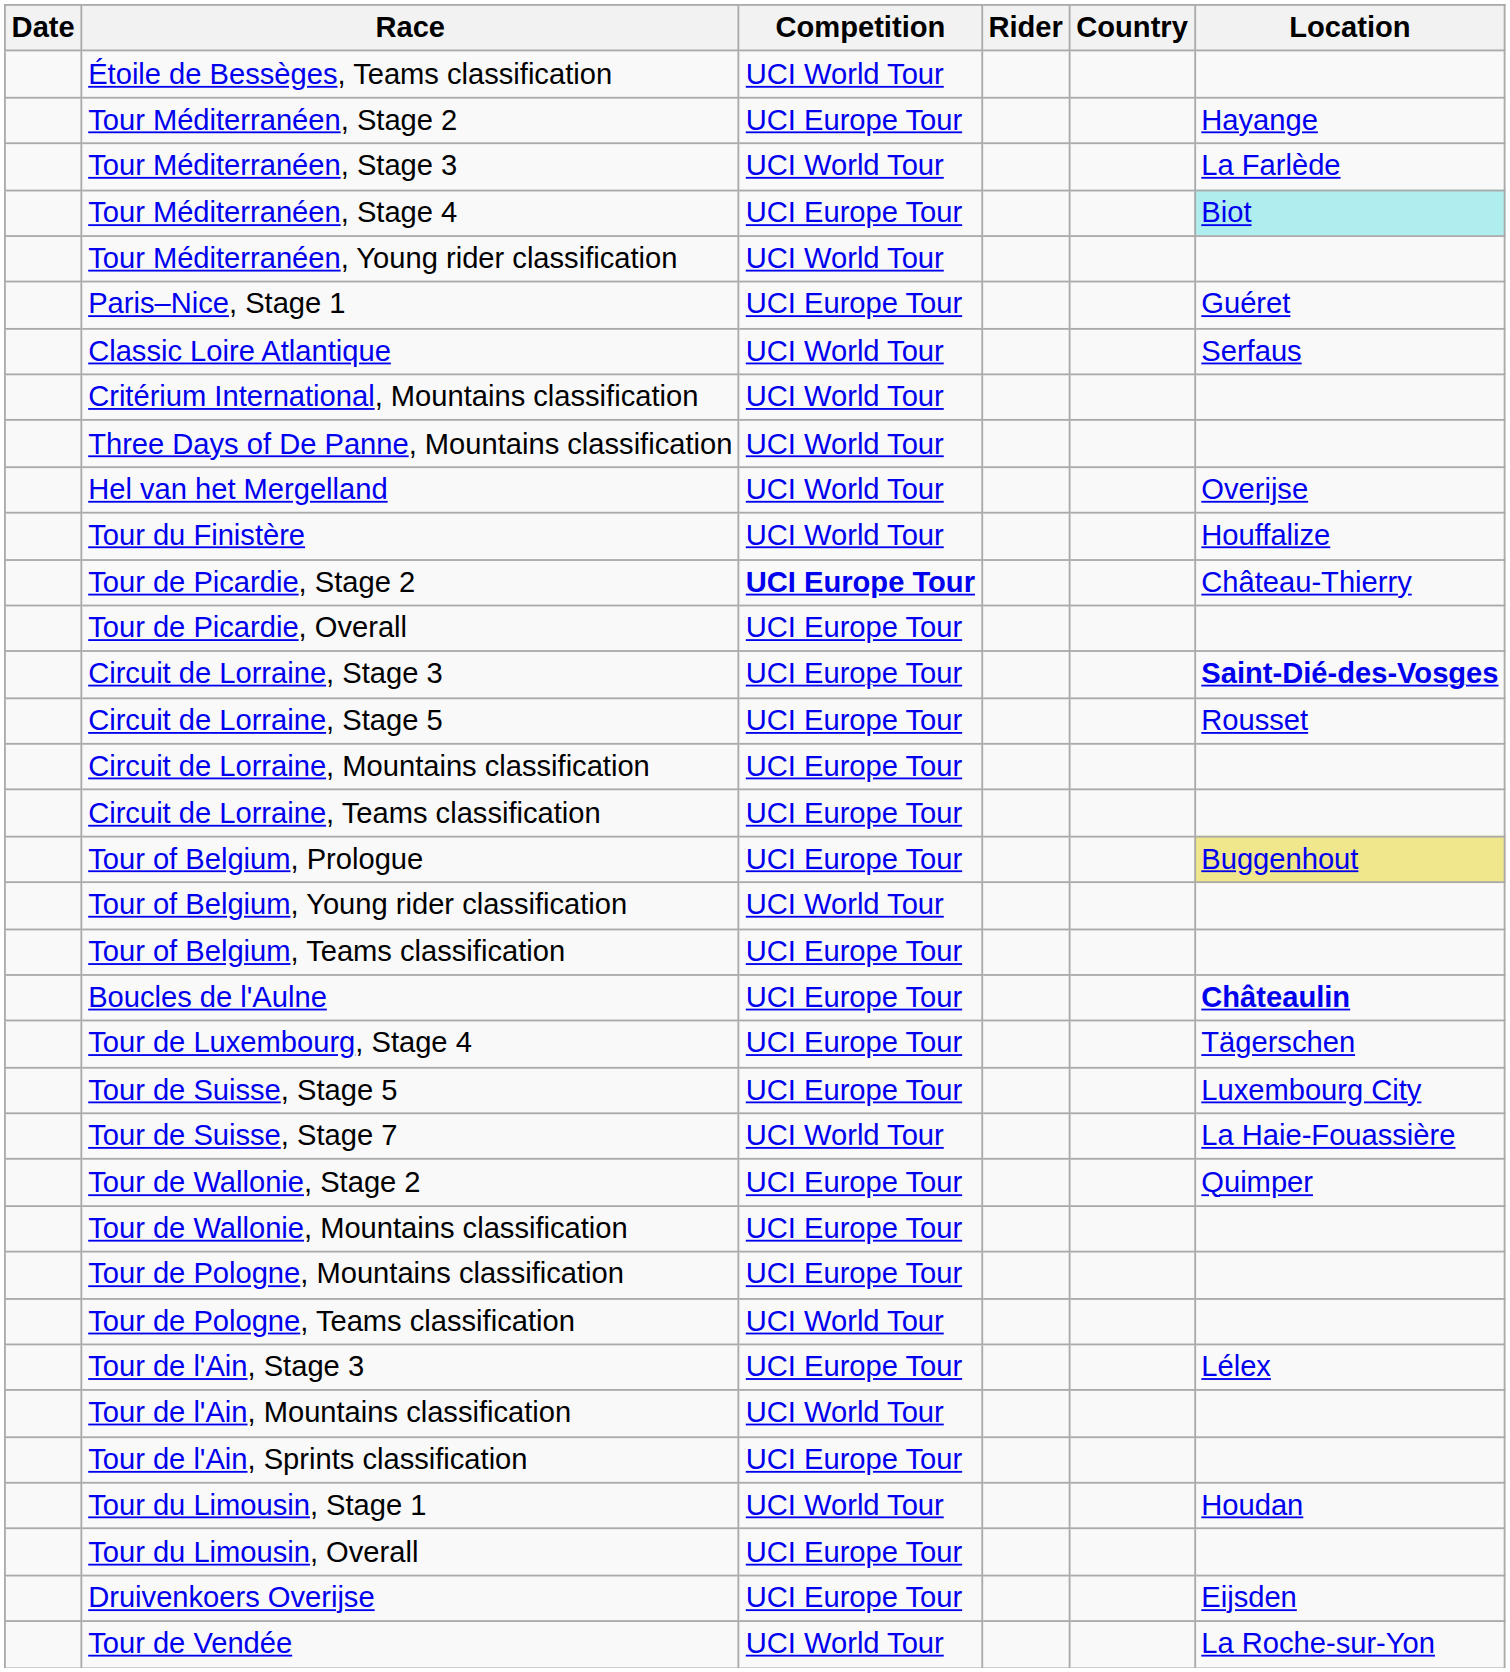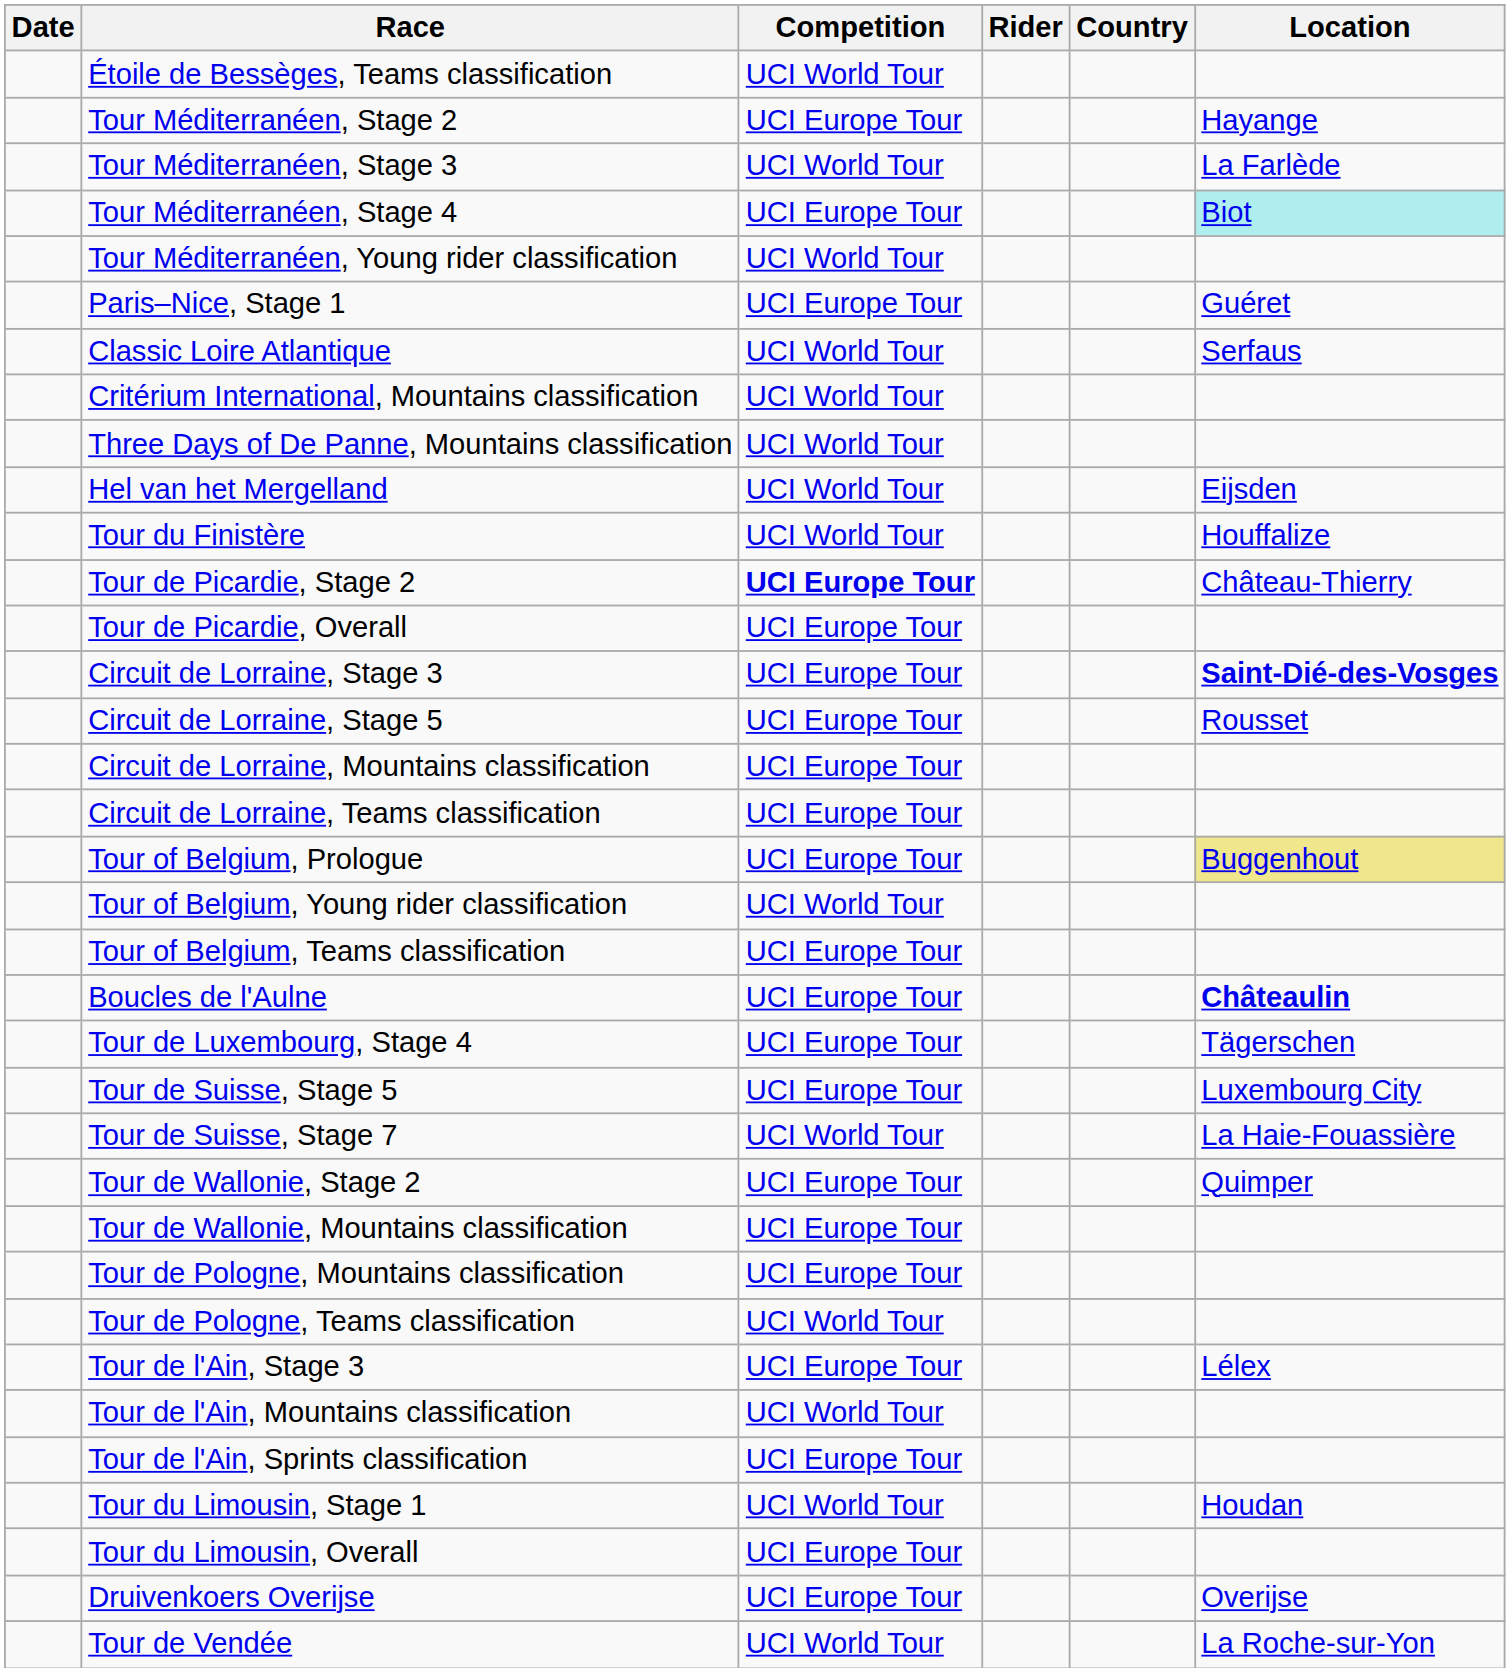(1255, 489) Overijse -> (1249, 489) Eijsden
(1249, 1597) Eijsden -> (1255, 1597) Overijse
